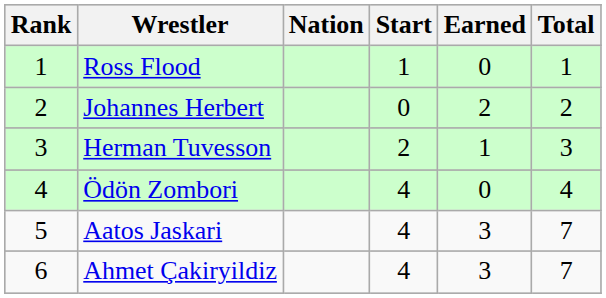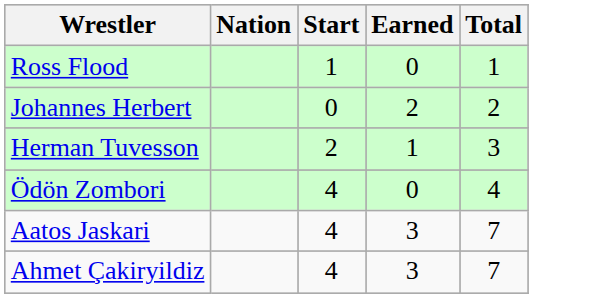- column: (41, 25)
